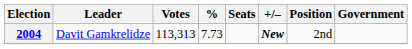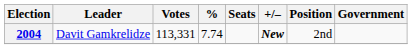(176, 33) 113,313 -> (176, 33) 113,331
(212, 33) 7.73 -> (212, 33) 7.74
